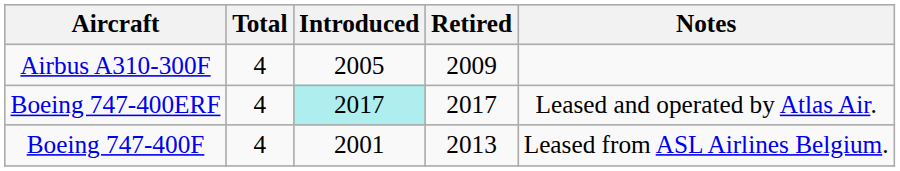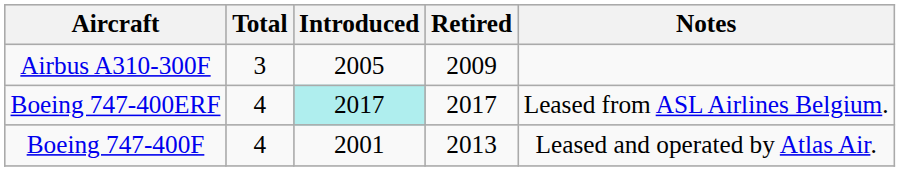(260, 64) 4 -> (260, 64) 3
(706, 104) Leased and operated by Atlas Air. -> (706, 104) Leased from ASL Airlines Belgium.
(706, 144) Leased from ASL Airlines Belgium. -> (706, 144) Leased and operated by Atlas Air.
